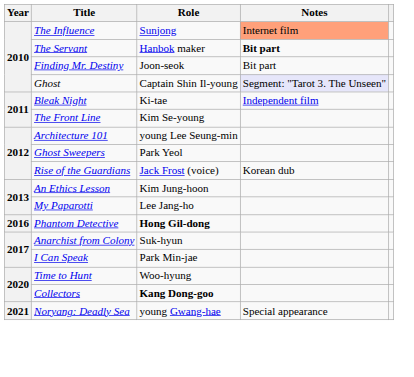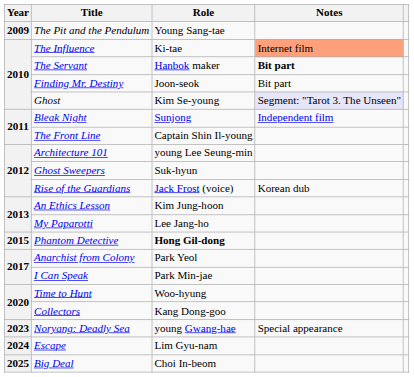+ row: (92, 30)
(158, 30) Sunjong -> (168, 48) Ki-tae
(189, 83) Captain Shin Il-young -> (187, 100) Kim Se-young
(153, 100) Ki-tae -> (173, 118) Sunjong
(172, 118) Kim Se-young -> (204, 135) Captain Shin Il-young
(161, 153) Park Yeol -> (176, 170) Suk-hyun
(18, 223) 2016 -> (18, 240) 2015
(161, 240) Suk-hyun -> (176, 258) Park Yeol
(176, 293) bold -> (190, 310) normal
(18, 310) 2021 -> (18, 328) 2023
+ row: (50, 345)
+ row: (54, 363)
